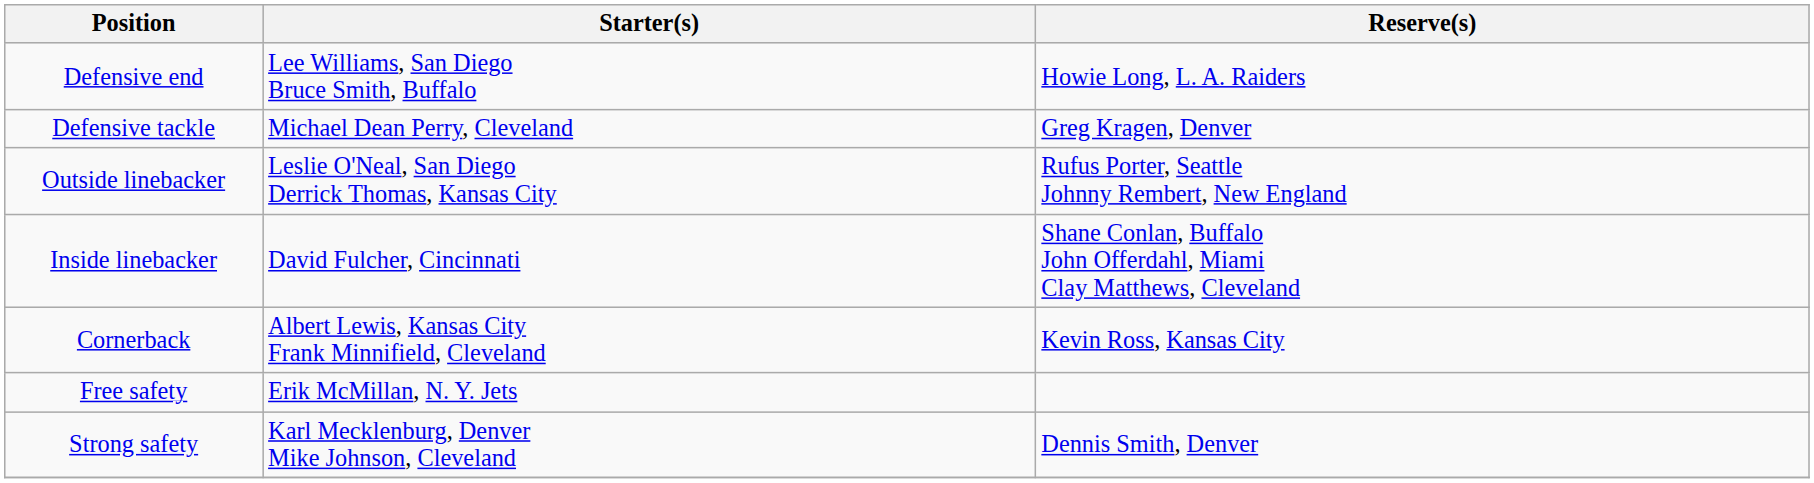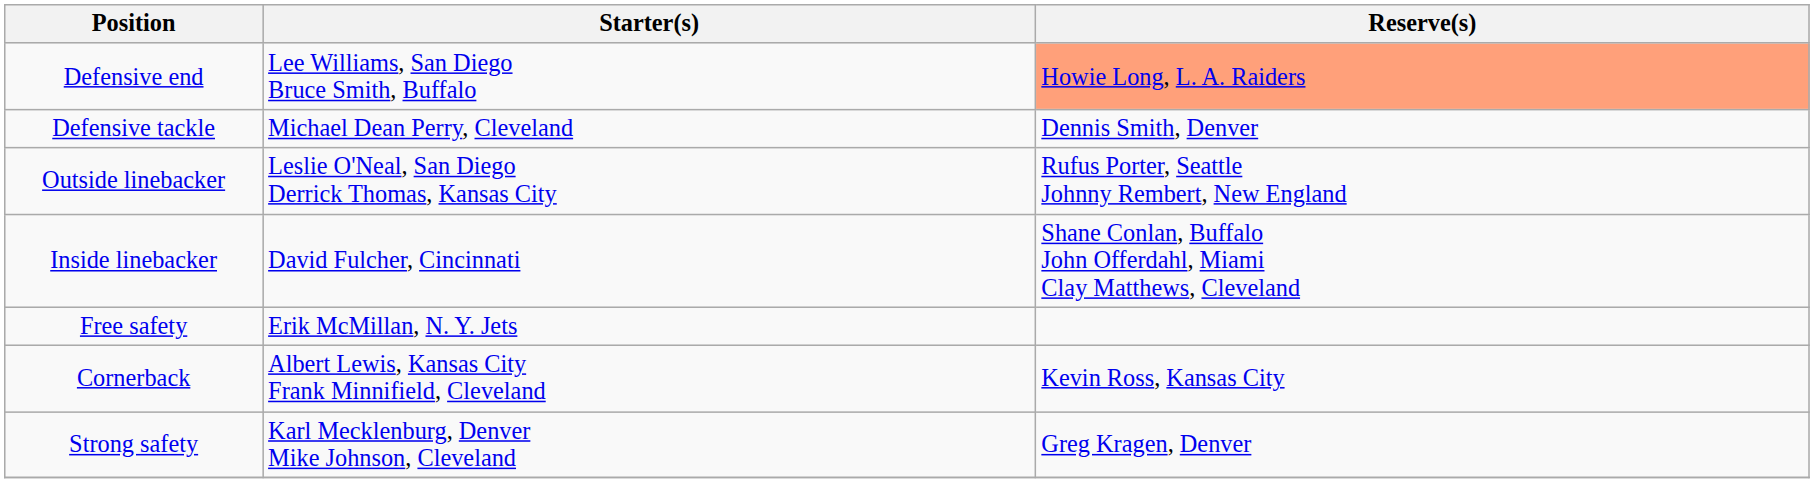(1173, 76) no background -> (1173, 76) lightsalmon background
(1146, 128) Greg Kragen, Denver -> (1150, 128) Dennis Smith, Denver
rows swapped: (134, 339) <-> (134, 392)
(1150, 444) Dennis Smith, Denver -> (1146, 444) Greg Kragen, Denver
